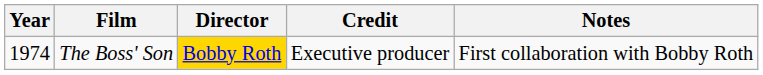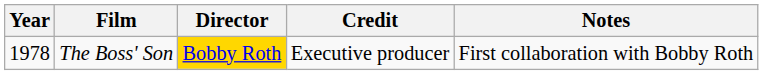(30, 52) 1974 -> (30, 52) 1978
